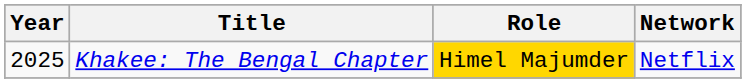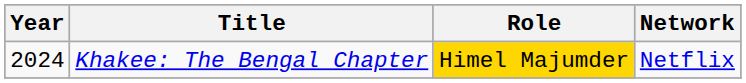(37, 60) 2025 -> (37, 60) 2024
